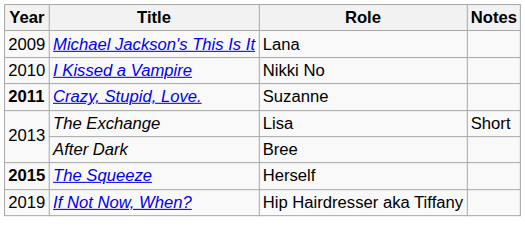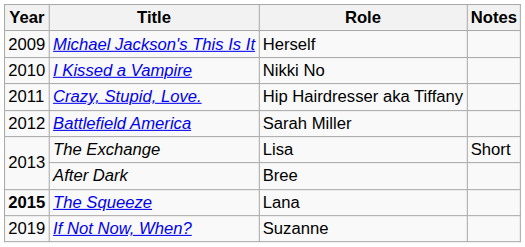(281, 44) Lana -> (289, 44) Herself
(26, 96) bold -> (26, 96) normal
(296, 96) Suzanne -> (363, 96) Hip Hairdresser aka Tiffany
+ row: (122, 123)
(289, 176) Herself -> (281, 202) Lana
(363, 202) Hip Hairdresser aka Tiffany -> (296, 228) Suzanne
